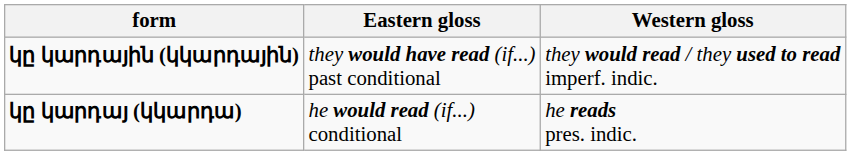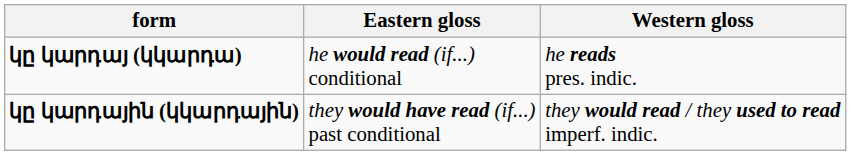rows swapped: (126, 111) <-> (154, 55)
